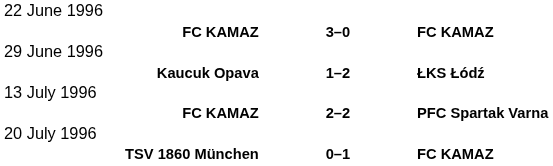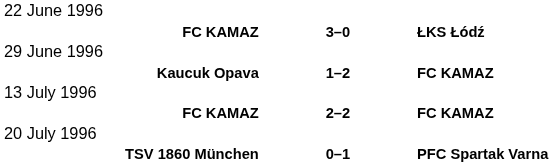(455, 32) FC KAMAZ -> (451, 32) ŁKS Łódź
(451, 72) ŁKS Łódź -> (455, 72) FC KAMAZ
(483, 113) PFC Spartak Varna -> (455, 113) FC KAMAZ
(455, 154) FC KAMAZ -> (483, 154) PFC Spartak Varna
